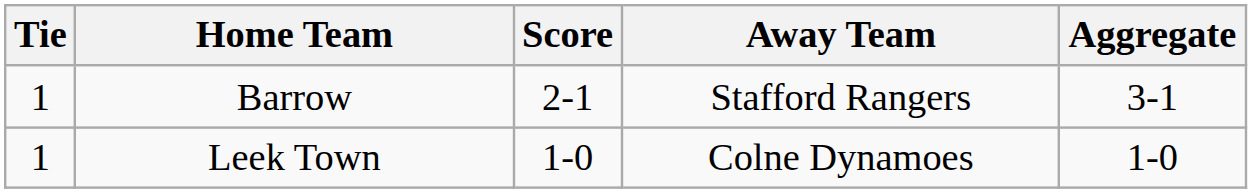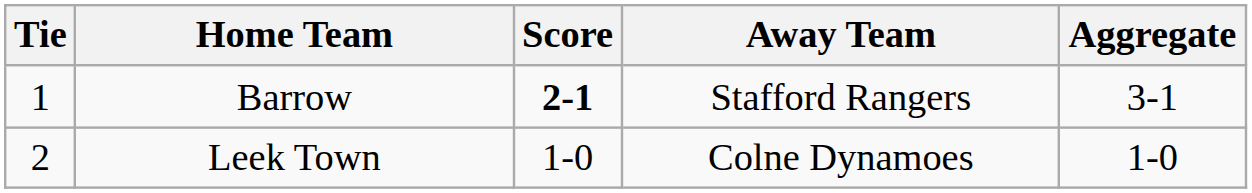(568, 95) normal -> (568, 95) bold
(40, 156) 1 -> (40, 156) 2
